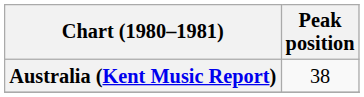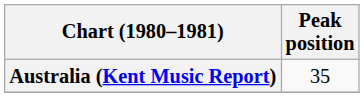(320, 75) 38 -> (320, 75) 35
